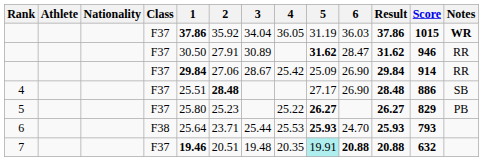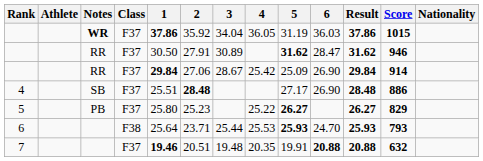columns swapped: (112, 14) <-> (461, 14)
(323, 147) paleturquoise background -> (294, 147) no background
